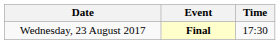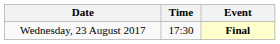columns swapped: (255, 13) <-> (198, 13)
